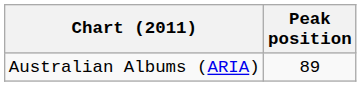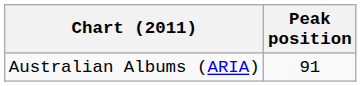(310, 67) 89 -> (310, 67) 91
